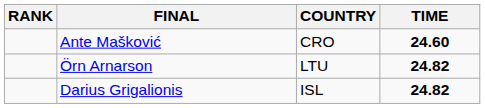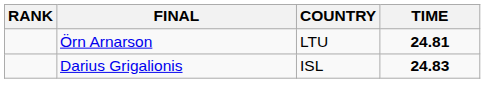- row: (111, 41)
(430, 66) 24.82 -> (430, 41) 24.81
(430, 90) 24.82 -> (430, 66) 24.83
